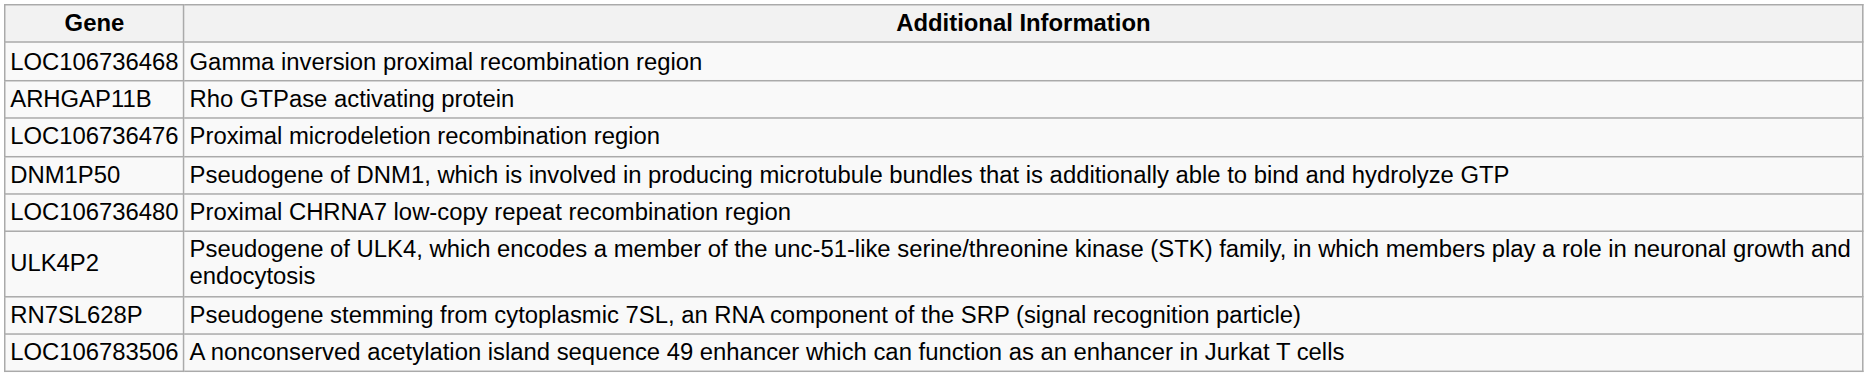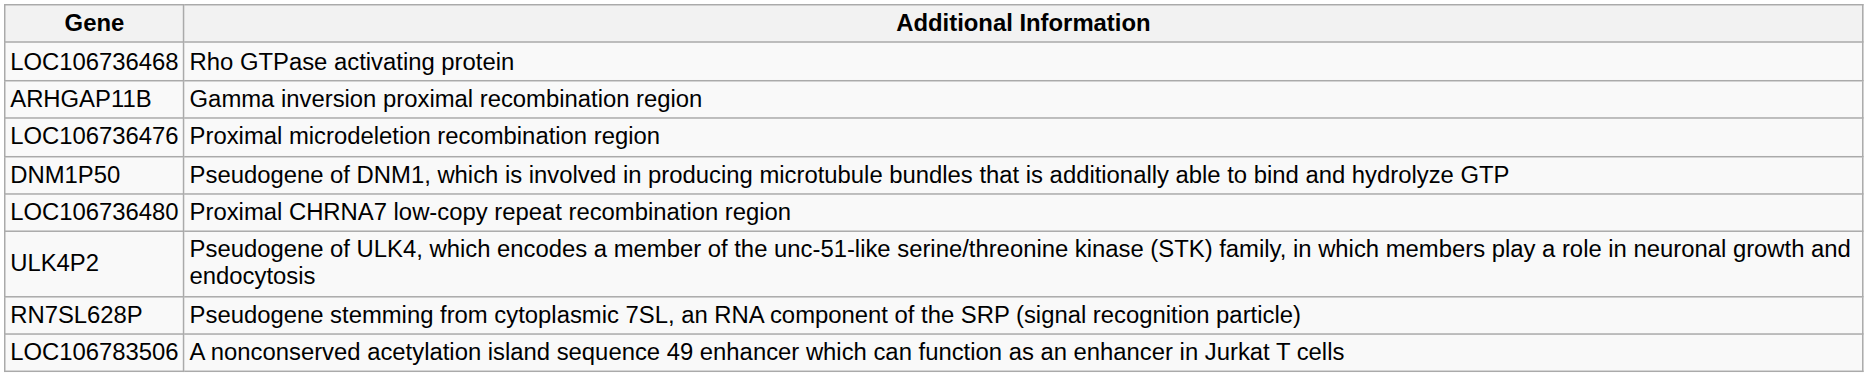(446, 61) Gamma inversion proximal recombination region -> (352, 61) Rho GTPase activating protein
(352, 99) Rho GTPase activating protein -> (446, 99) Gamma inversion proximal recombination region
